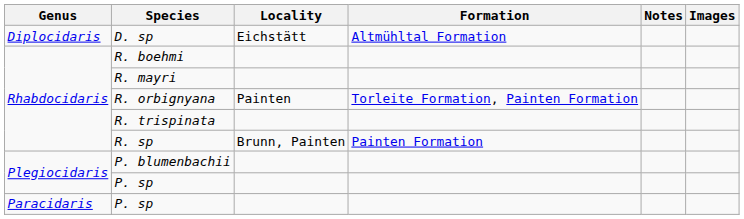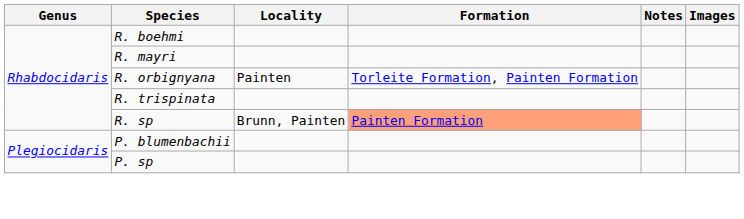- row: (54, 36)
(417, 141) no background -> (417, 120) lightsalmon background
- row: (50, 204)
